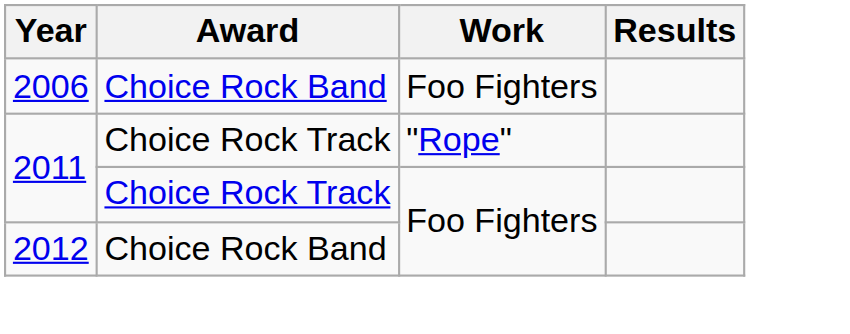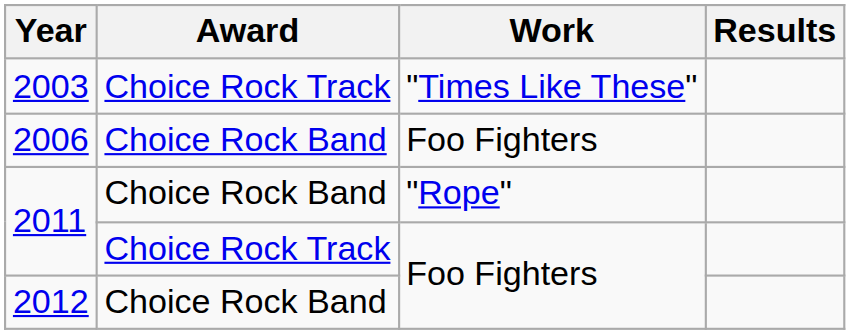+ row: (51, 85)
(247, 139) Choice Rock Track -> (246, 193) Choice Rock Band
